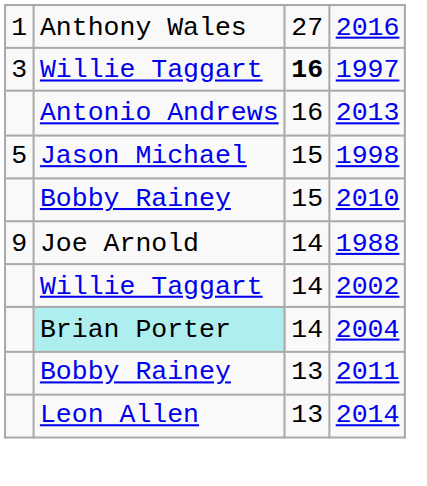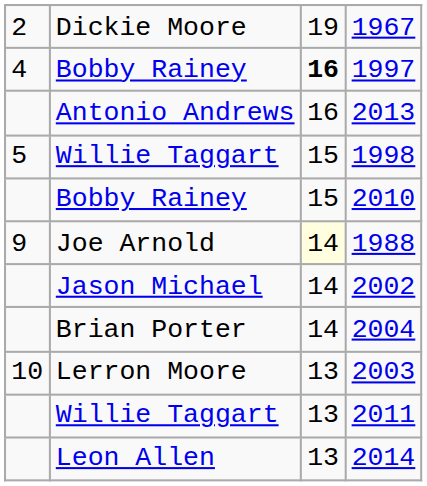- row: (368, 27)
+ row: (383, 27)
(19, 70) 3 -> (19, 70) 4
(151, 70) Willie Taggart -> (151, 70) Bobby Rainey
(143, 156) Jason Michael -> (167, 156) Willie Taggart
(307, 243) no background -> (323, 243) lightyellow background
(151, 286) Willie Taggart -> (159, 286) Jason Michael
(135, 329) paleturquoise background -> (151, 329) no background
+ row: (383, 372)
(135, 372) Bobby Rainey -> (167, 416) Willie Taggart
